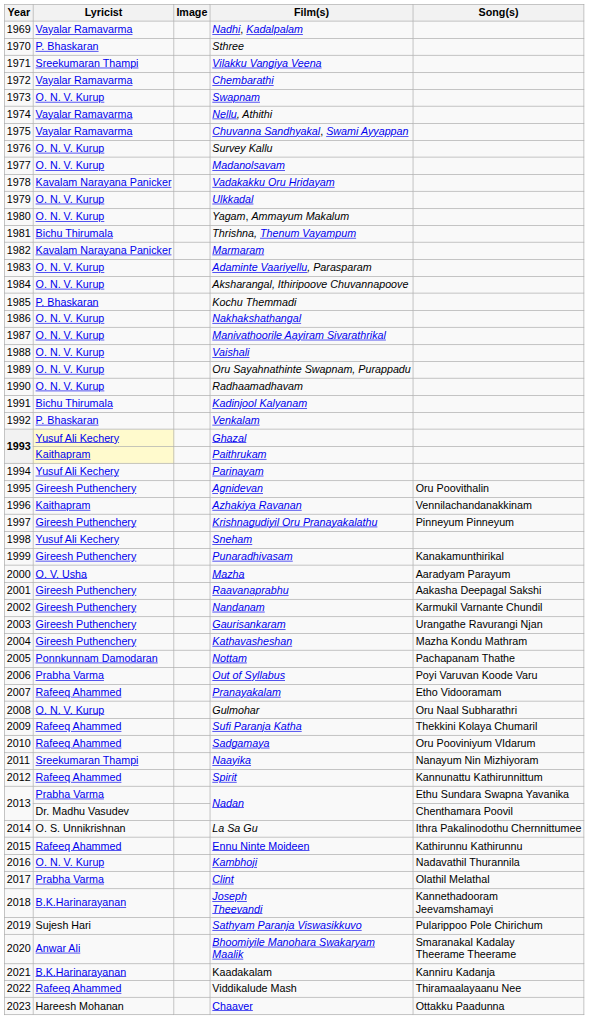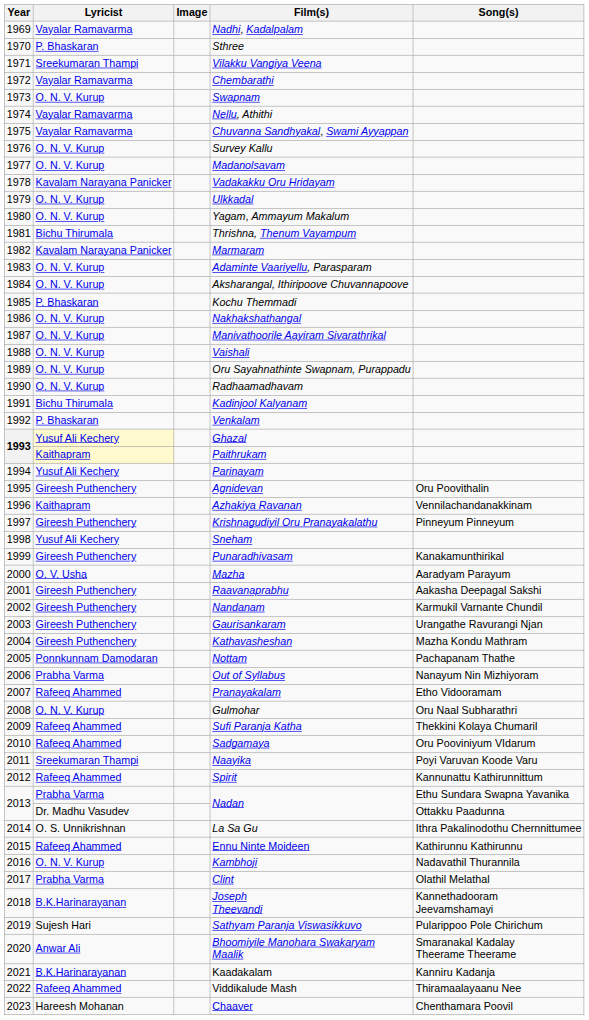(477, 676) Poyi Varuvan Koode Varu -> (477, 676) Nanayum Nin Mizhiyoram
(477, 761) Nanayum Nin Mizhiyoram -> (477, 761) Poyi Varuvan Koode Varu
(464, 812) Chenthamara Poovil -> (460, 812) Ottakku Paadunna
(460, 1006) Ottakku Paadunna -> (464, 1006) Chenthamara Poovil
